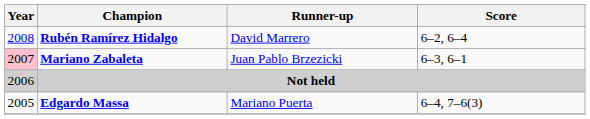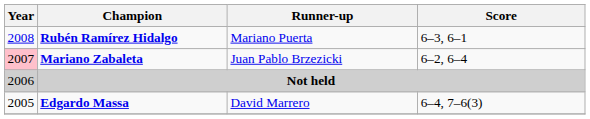(270, 37) David Marrero -> (271, 37) Mariano Puerta
(444, 37) 6–2, 6–4 -> (444, 37) 6–3, 6–1
(444, 59) 6–3, 6–1 -> (444, 59) 6–2, 6–4
(271, 103) Mariano Puerta -> (270, 103) David Marrero
